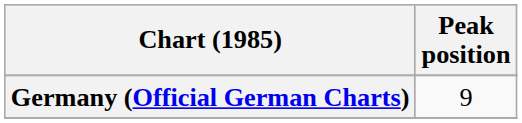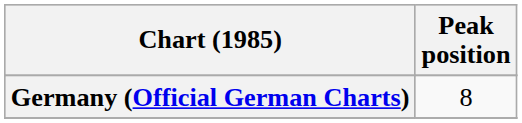(466, 96) 9 -> (466, 96) 8
